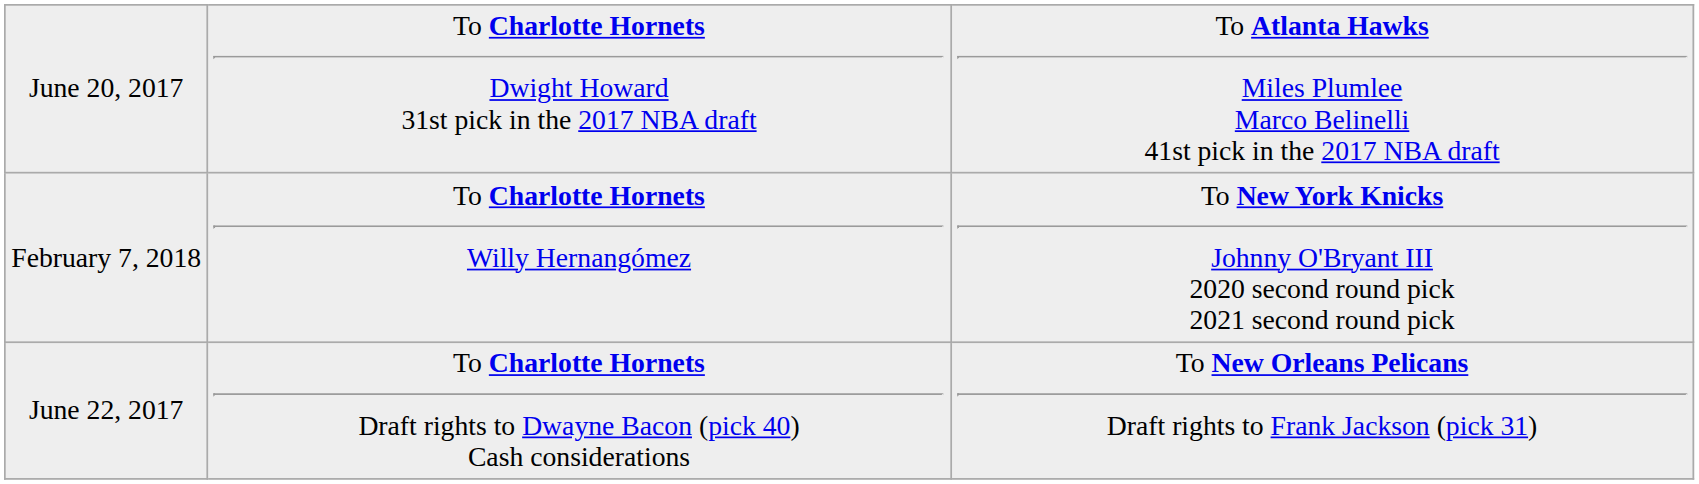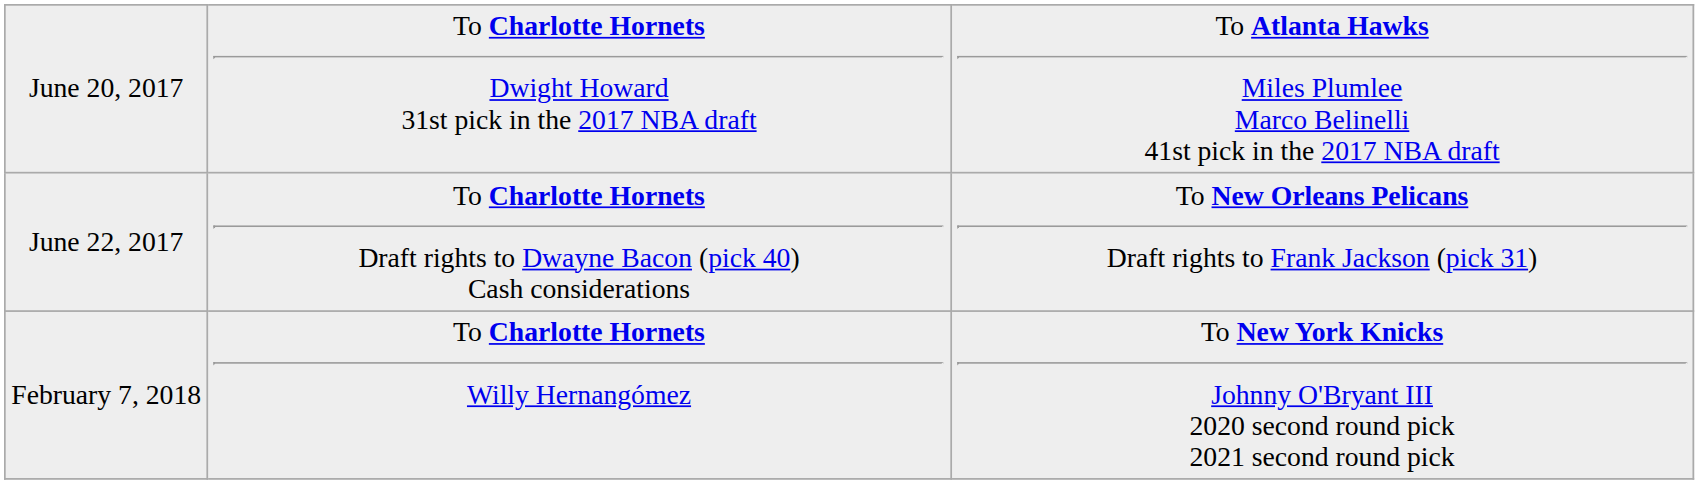rows swapped: (106, 410) <-> (106, 257)
